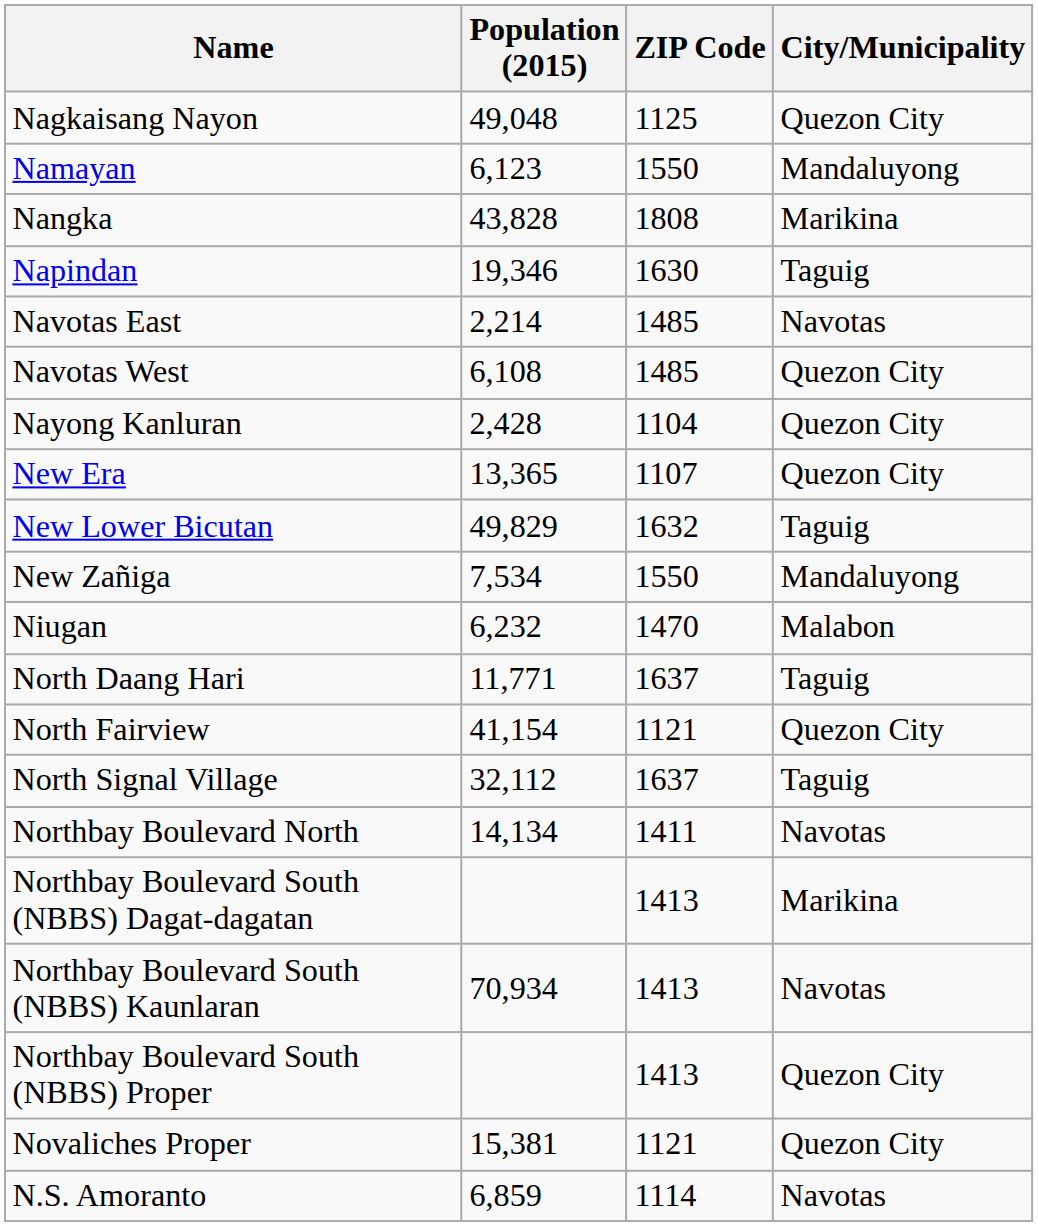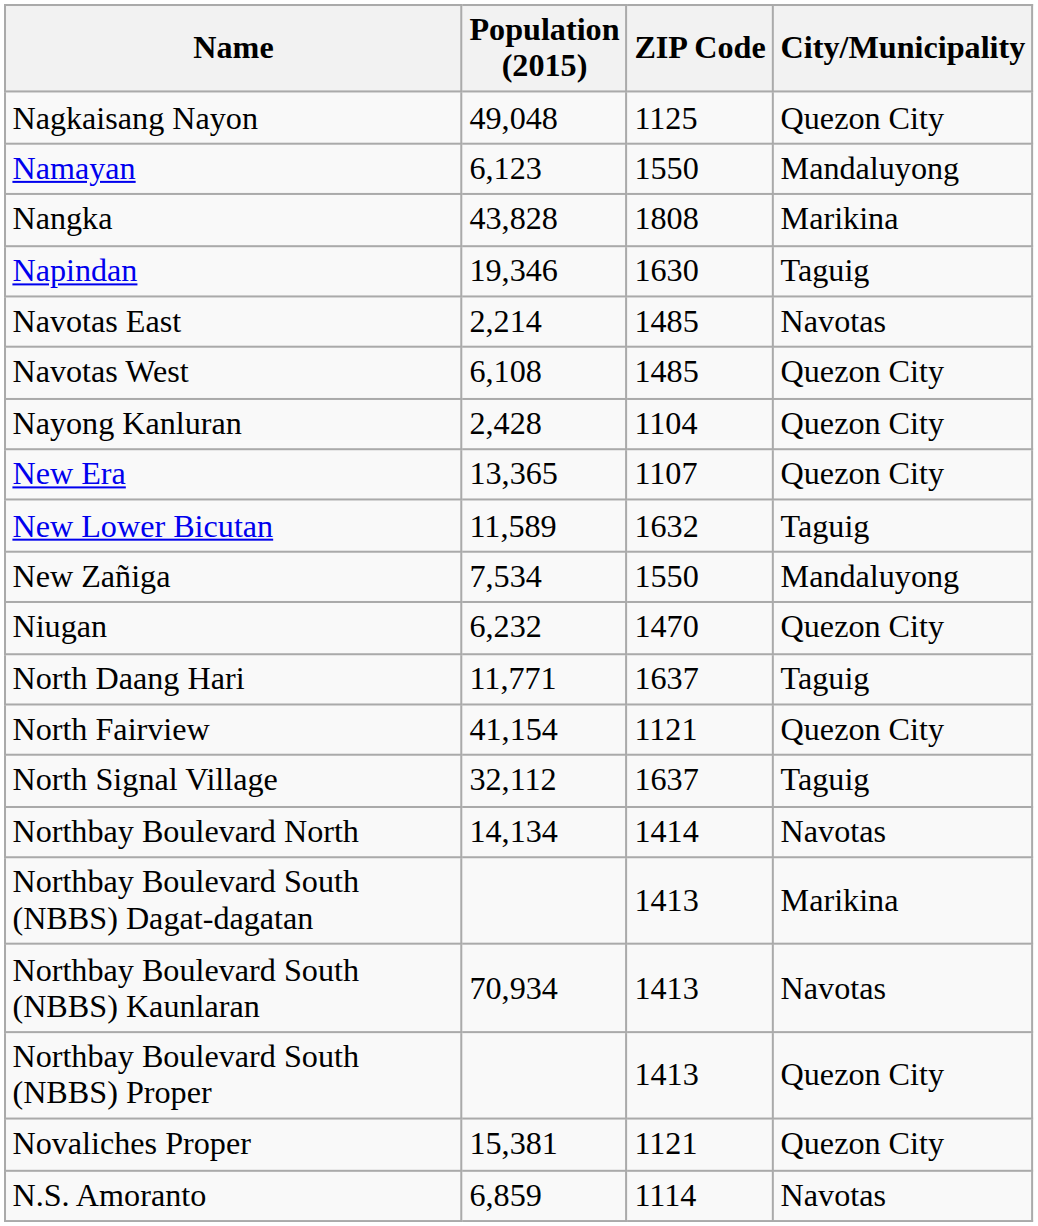(514, 525) 49,829 -> (513, 525) 11,589
(838, 627) Malabon -> (862, 627) Quezon City
(666, 831) 1411 -> (667, 831) 1414
